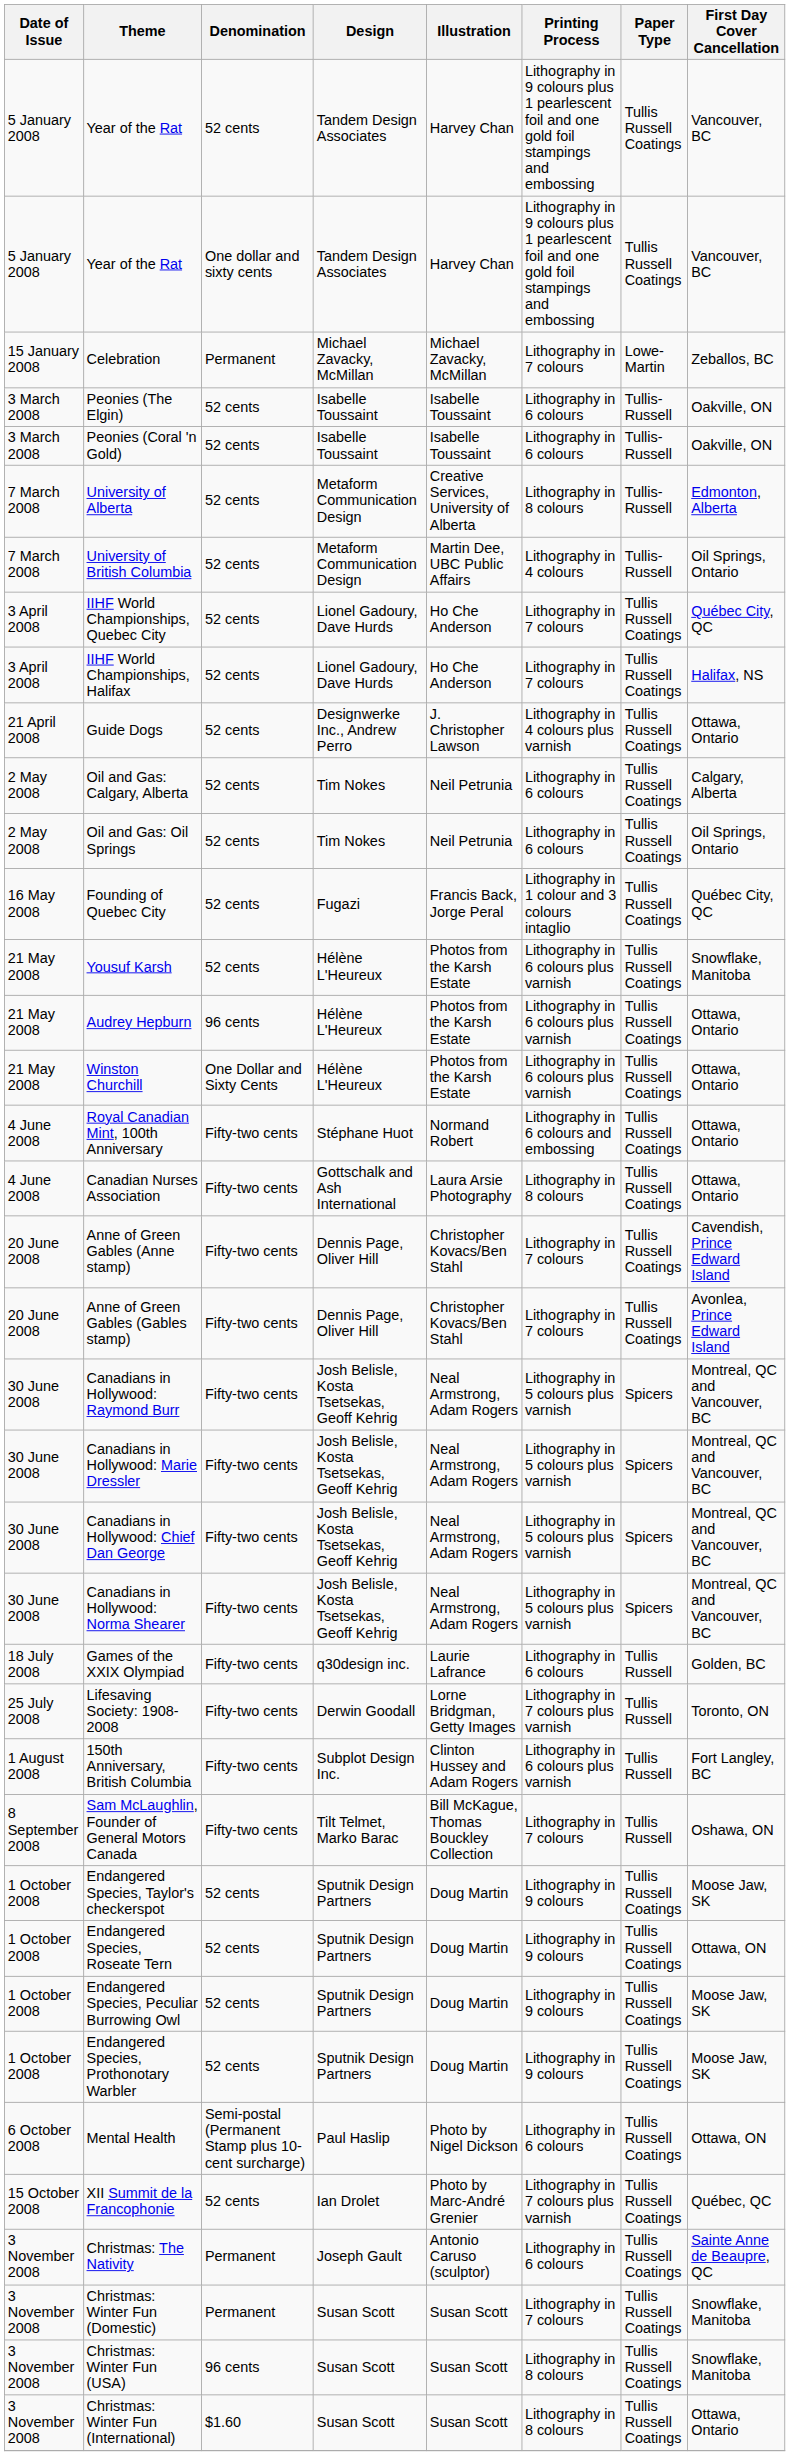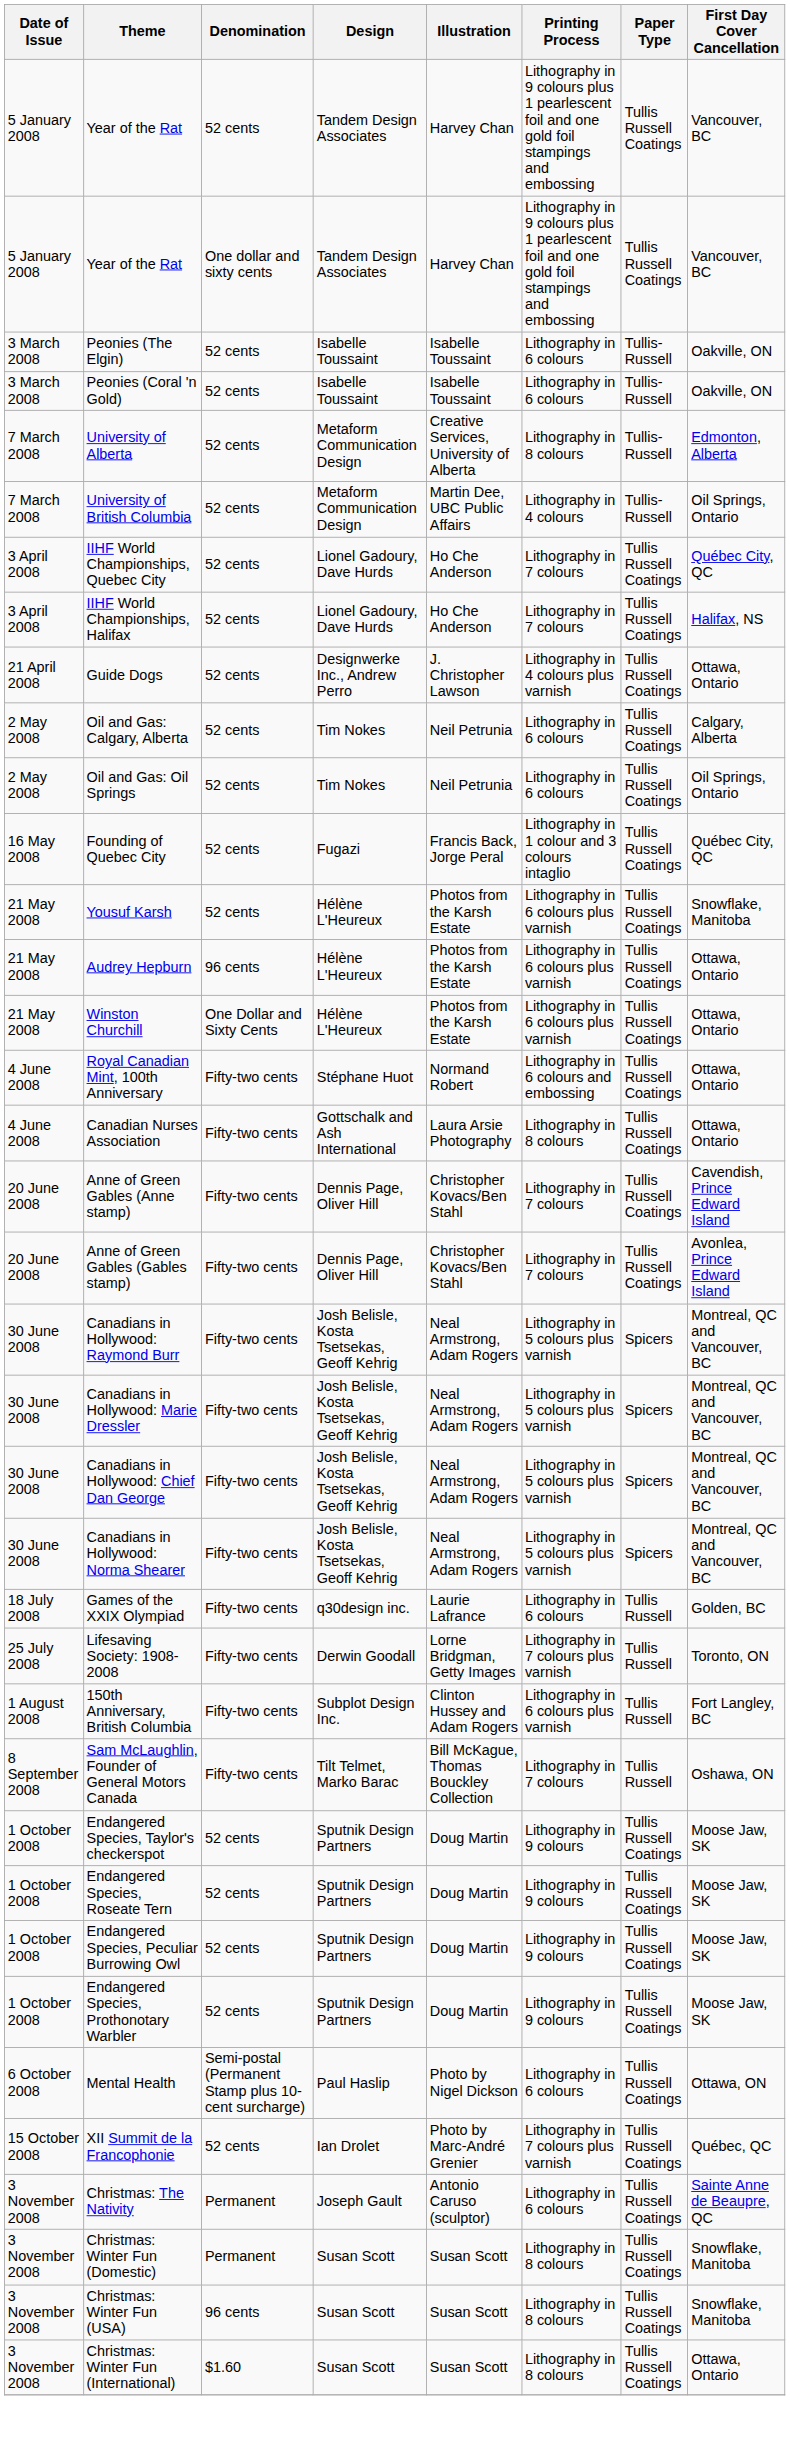- row: (123, 359)
(729, 1948) Ottawa, ON -> (729, 1893) Moose Jaw, SK
(570, 2312) Lithography in 7 colours -> (570, 2257) Lithography in 8 colours
